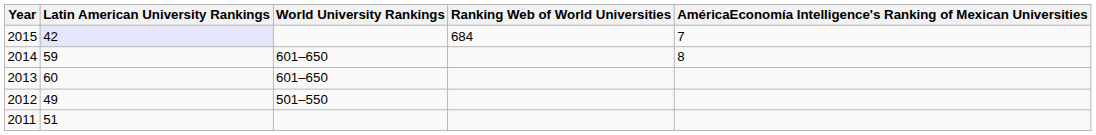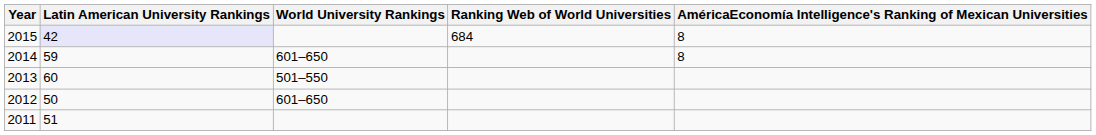(681, 36) 7 -> (681, 36) 8
(302, 78) 601–650 -> (302, 78) 501–550
(51, 99) 49 -> (51, 99) 50
(302, 99) 501–550 -> (302, 99) 601–650
